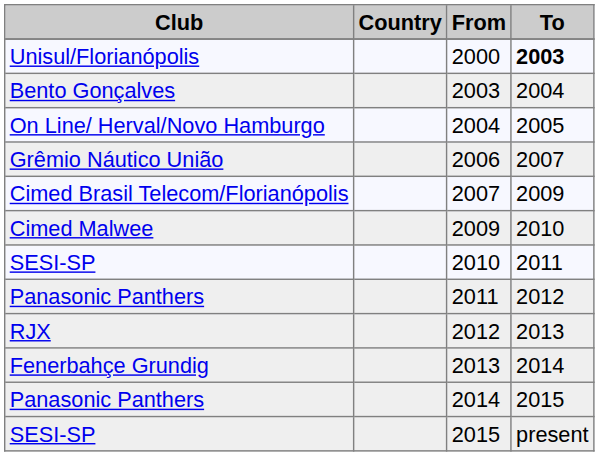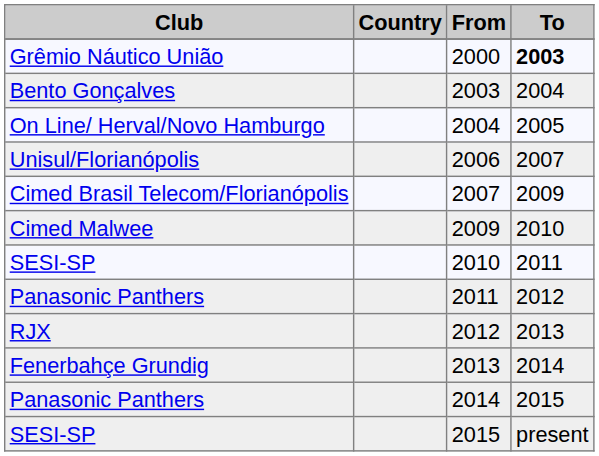(104, 56) Unisul/Florianópolis -> (117, 56) Grêmio Náutico União
(117, 159) Grêmio Náutico União -> (104, 159) Unisul/Florianópolis
